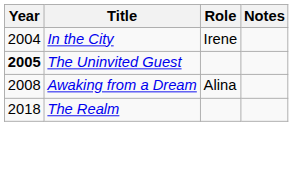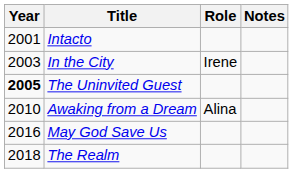+ row: (69, 39)
(24, 39) 2004 -> (24, 62) 2003
(24, 86) 2008 -> (24, 109) 2010
+ row: (107, 132)
